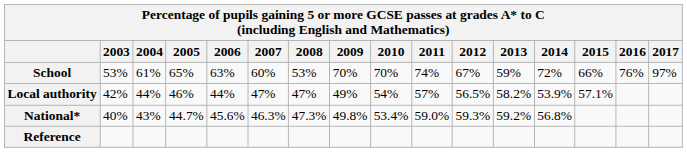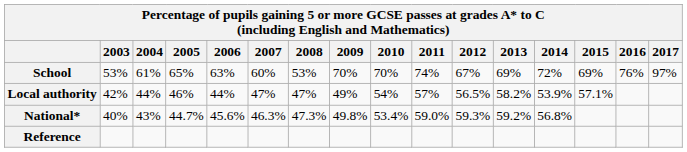(509, 72) 59% -> (509, 72) 69%
(591, 72) 66% -> (591, 72) 69%
